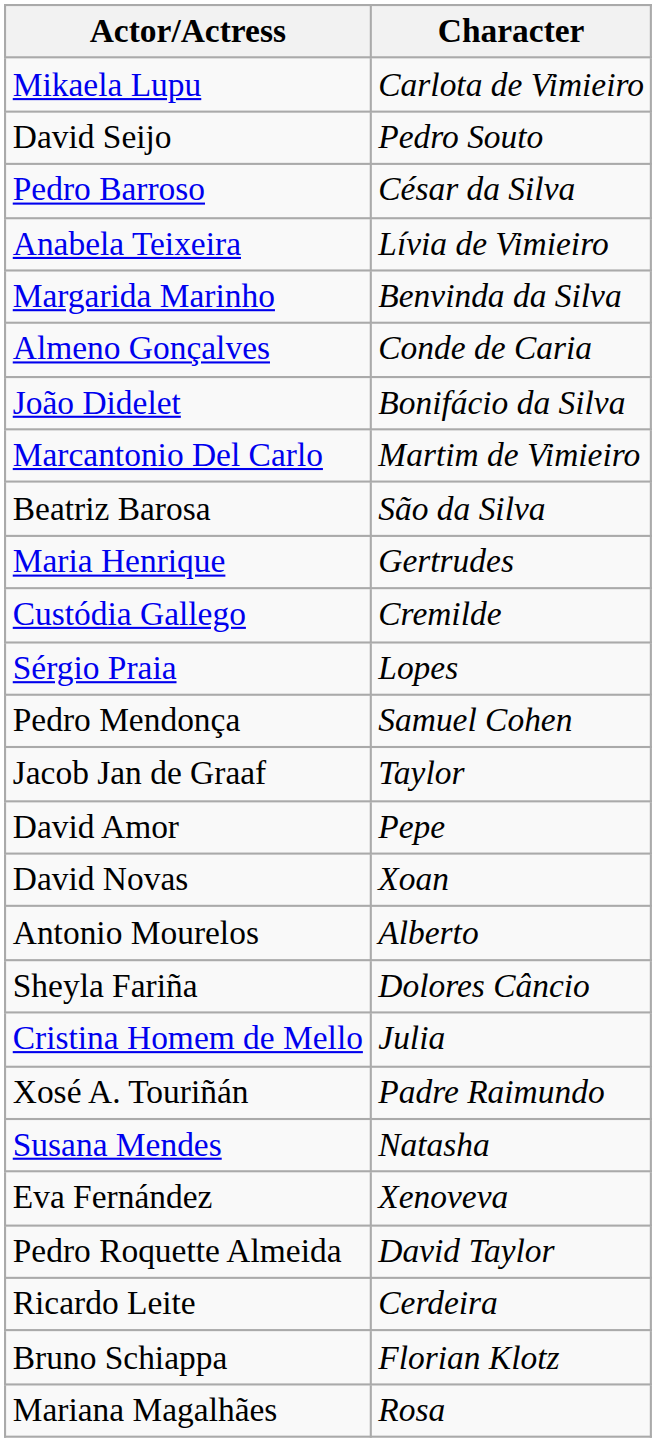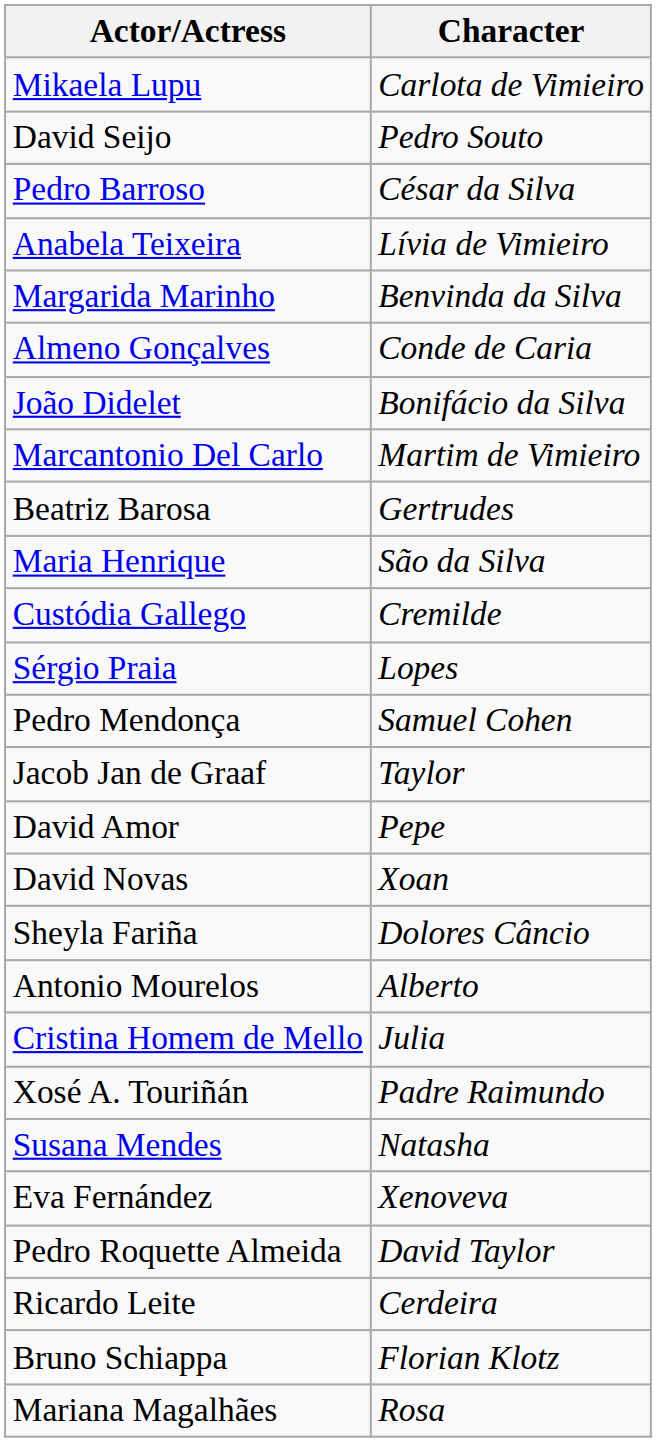(462, 508) São da Silva -> (446, 508) Gertrudes
(446, 561) Gertrudes -> (462, 561) São da Silva
rows swapped: (105, 985) <-> (136, 932)
